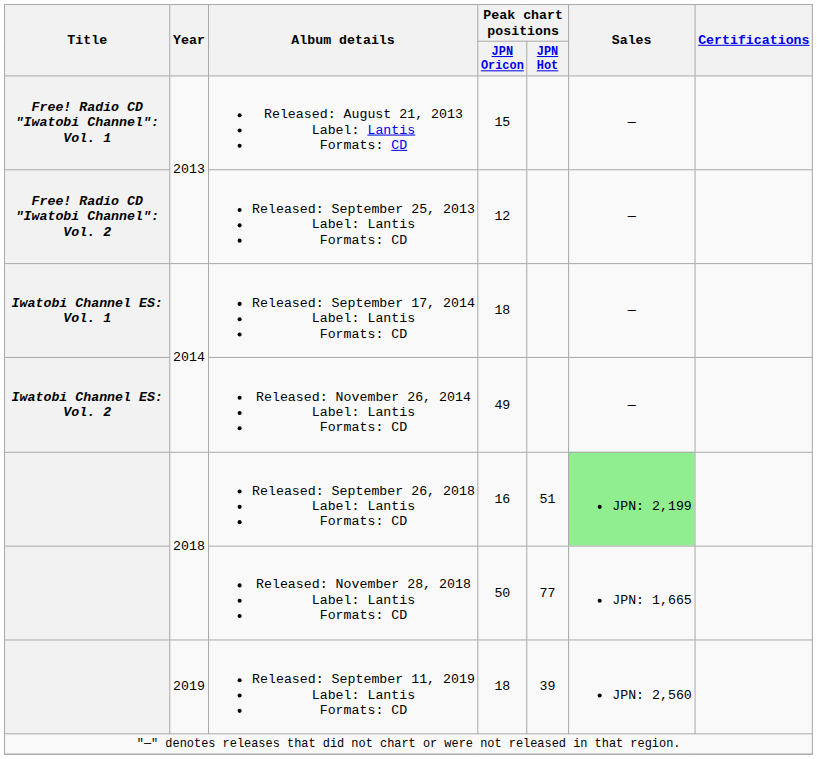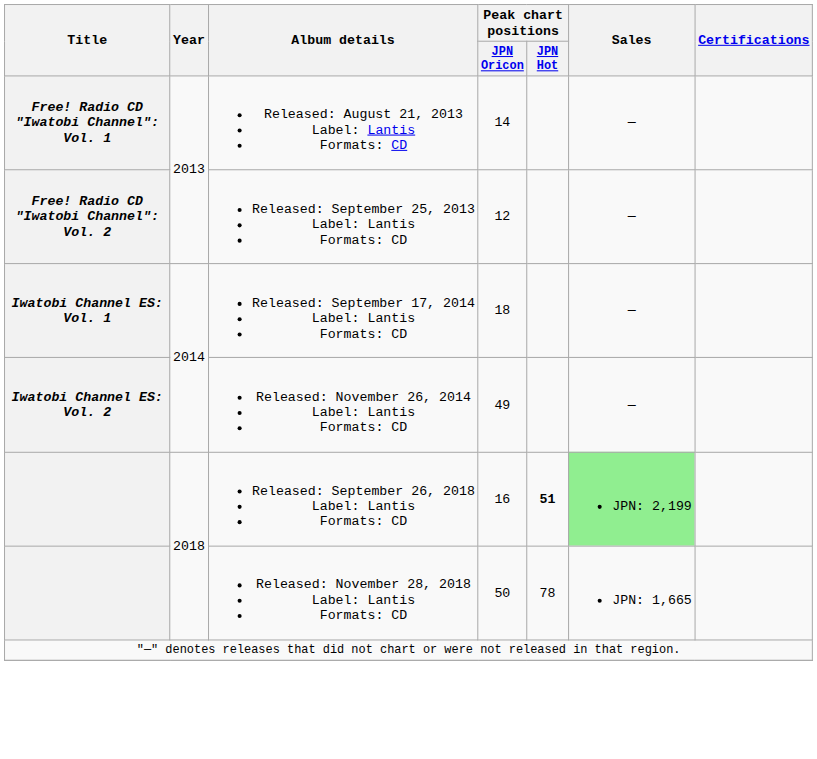(502, 123) 15 -> (502, 123) 14
(547, 499) normal -> (547, 499) bold
(547, 593) 77 -> (547, 593) 78
- row: (343, 695)
